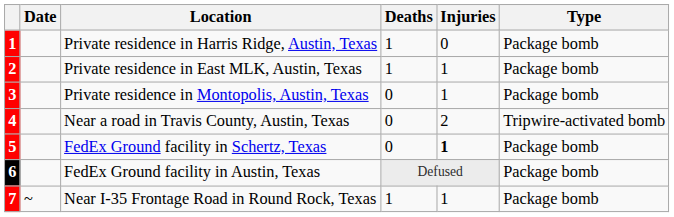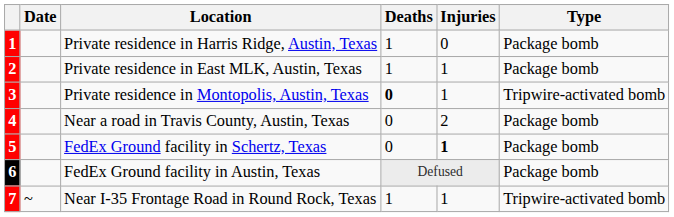(389, 95) normal -> (389, 95) bold
(551, 95) Package bomb -> (584, 95) Tripwire-activated bomb
(584, 120) Tripwire-activated bomb -> (551, 120) Package bomb
(551, 198) Package bomb -> (584, 198) Tripwire-activated bomb
